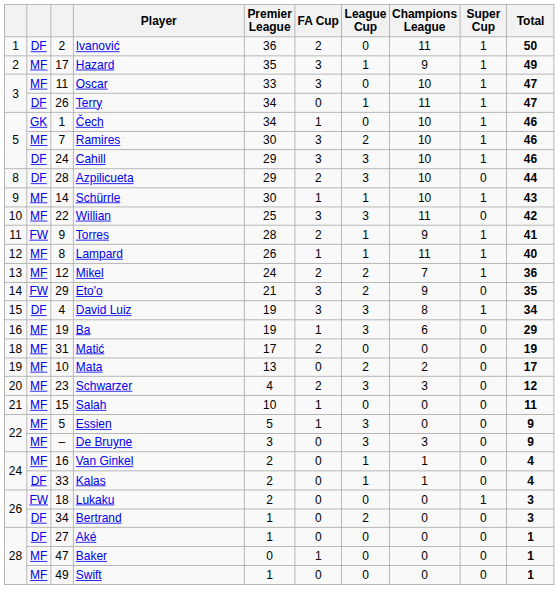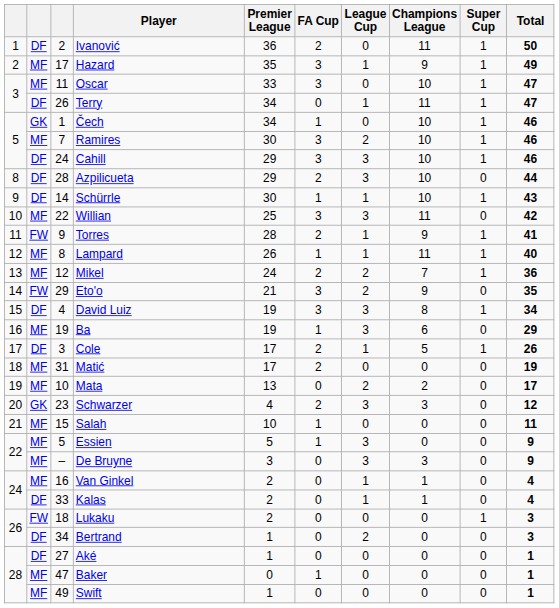(39, 197) MF -> (39, 197) DF
+ row: (88, 349)
(39, 386) MF -> (39, 405) GK
